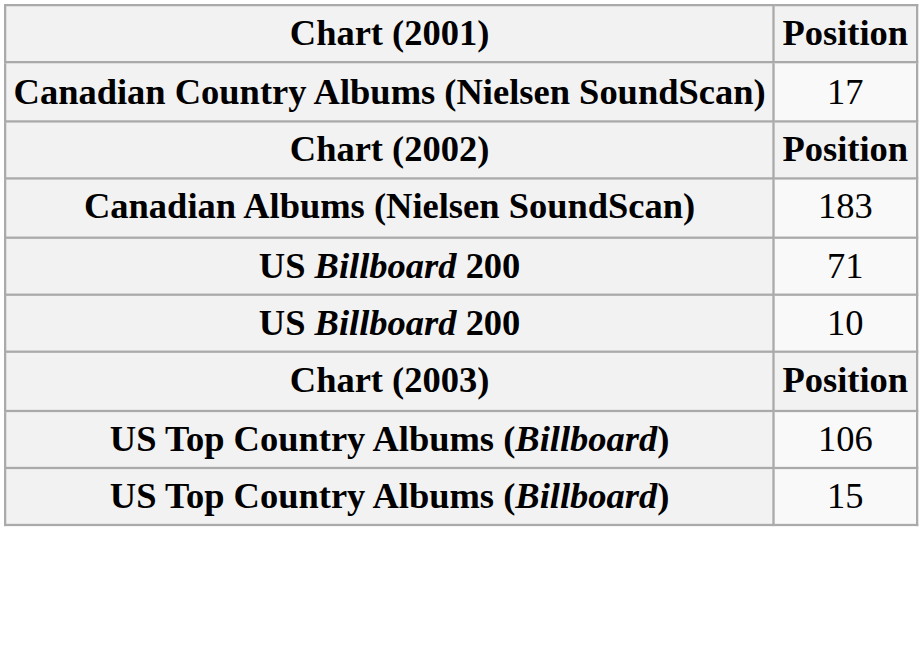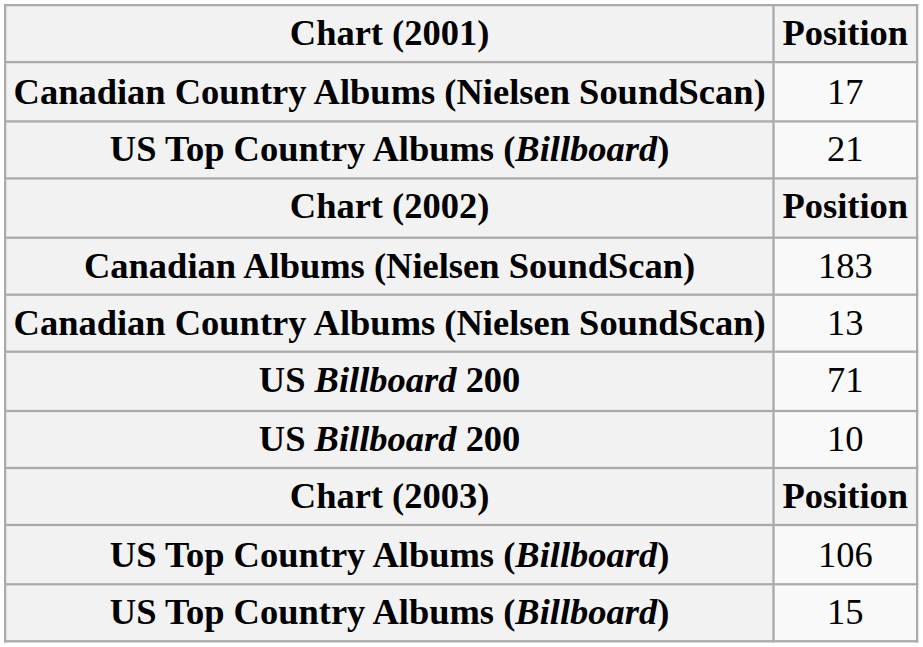+ row: (845, 149)
+ row: (845, 322)
